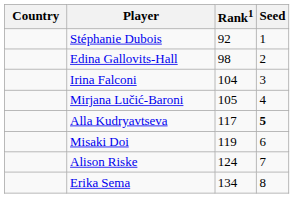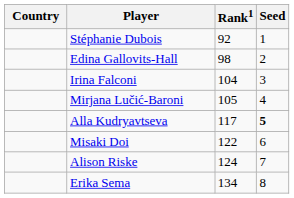(227, 141) 119 -> (228, 141) 122
